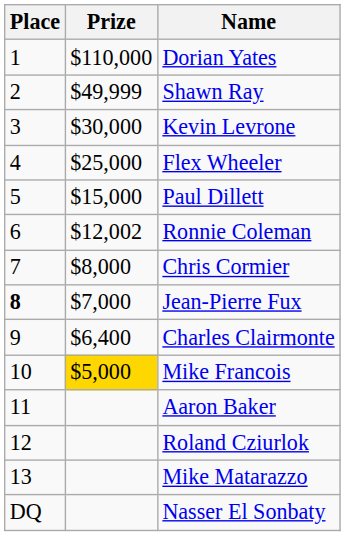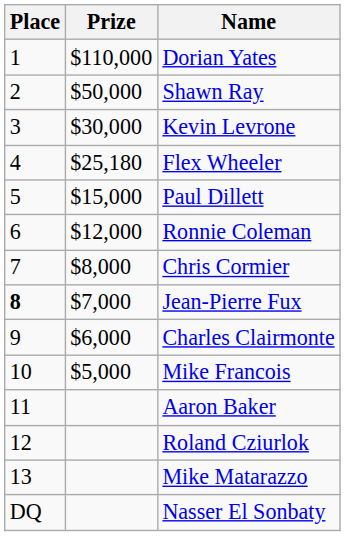(106, 92) $49,999 -> (106, 92) $50,000
(106, 162) $25,000 -> (106, 162) $25,180
(106, 232) $12,002 -> (106, 232) $12,000
(101, 337) $6,400 -> (101, 337) $6,000
(101, 372) gold background -> (101, 372) no background
